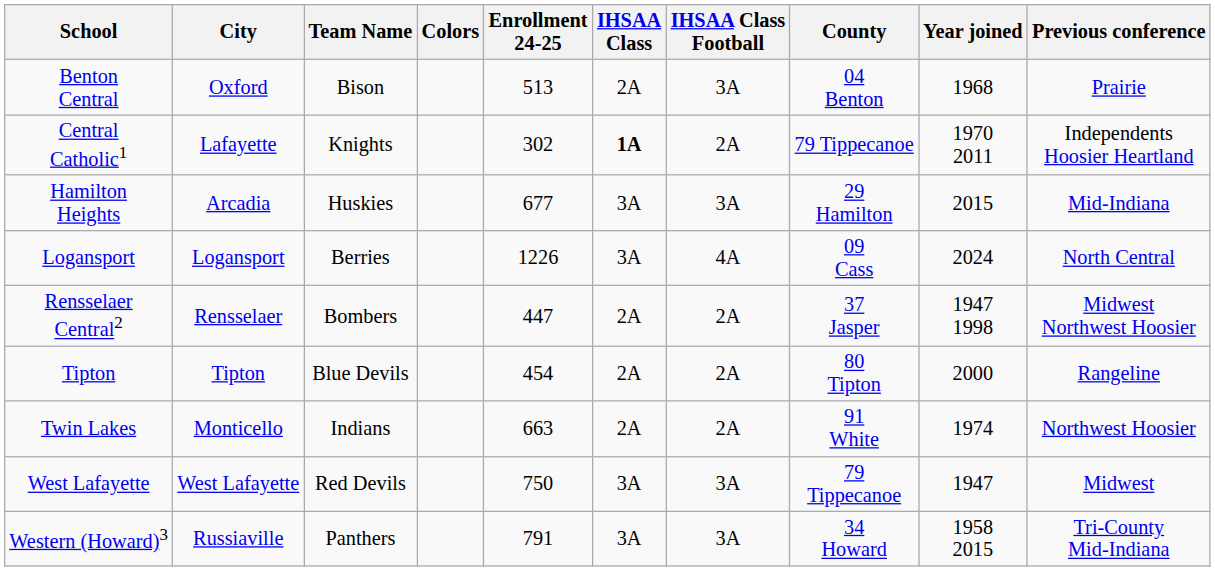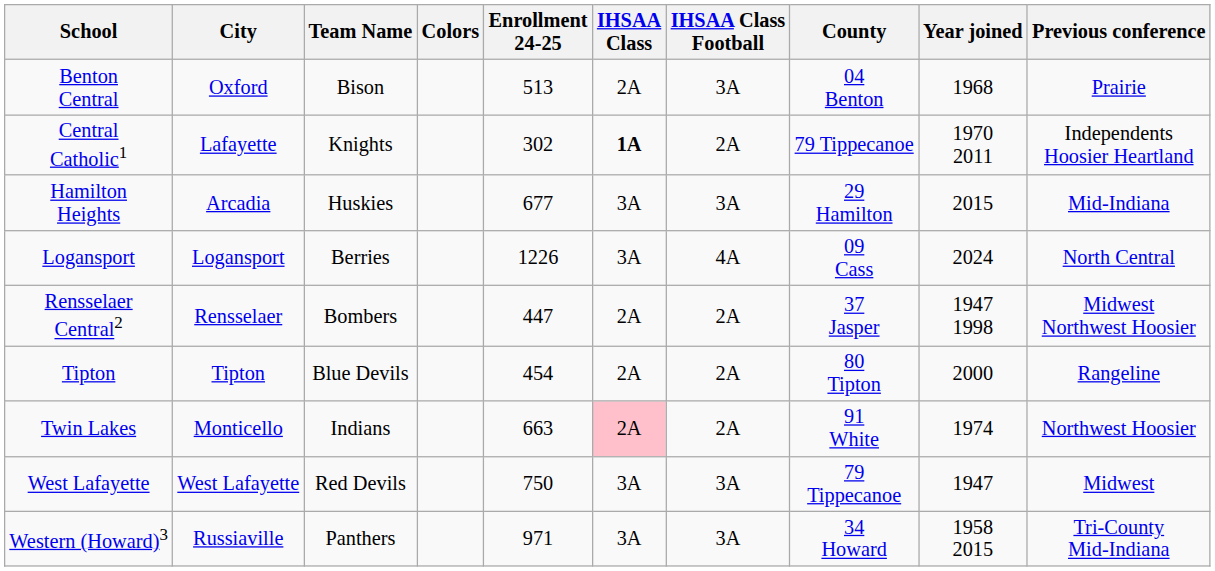(629, 428) no background -> (629, 428) pink background
(538, 538) 791 -> (538, 538) 971
